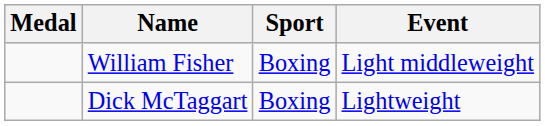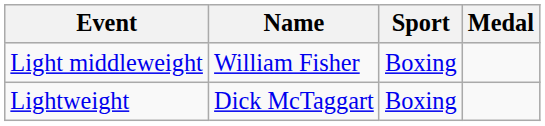columns swapped: (43, 23) <-> (438, 23)
